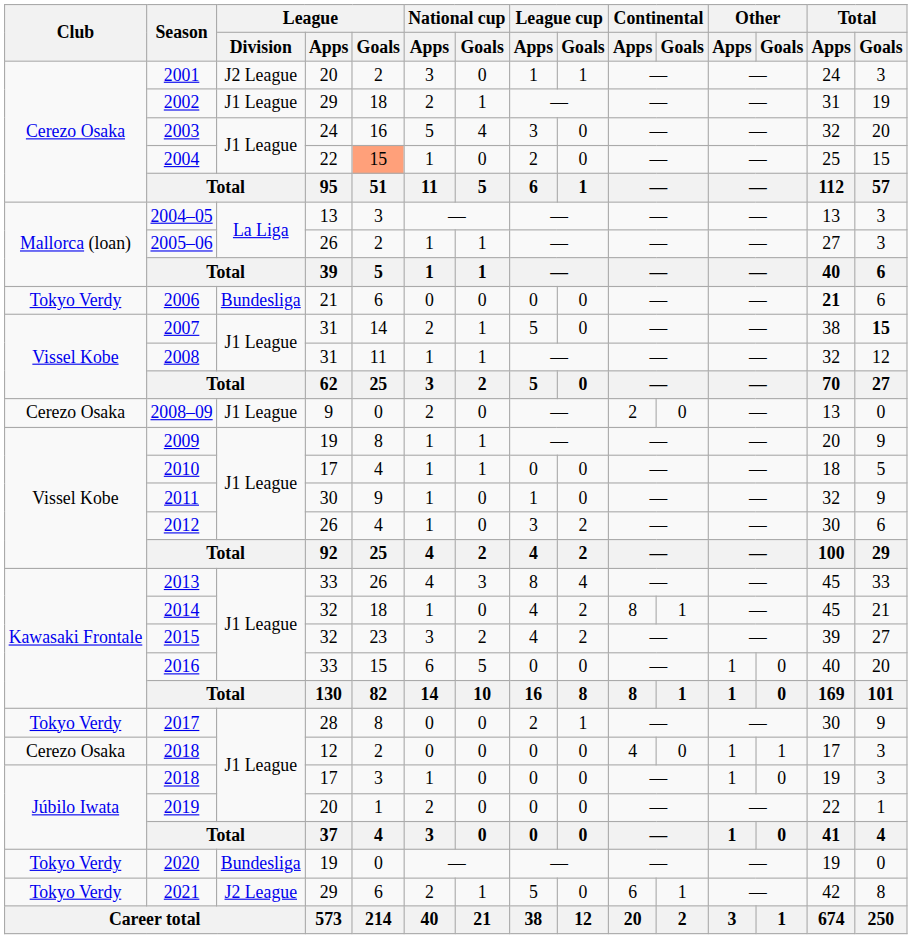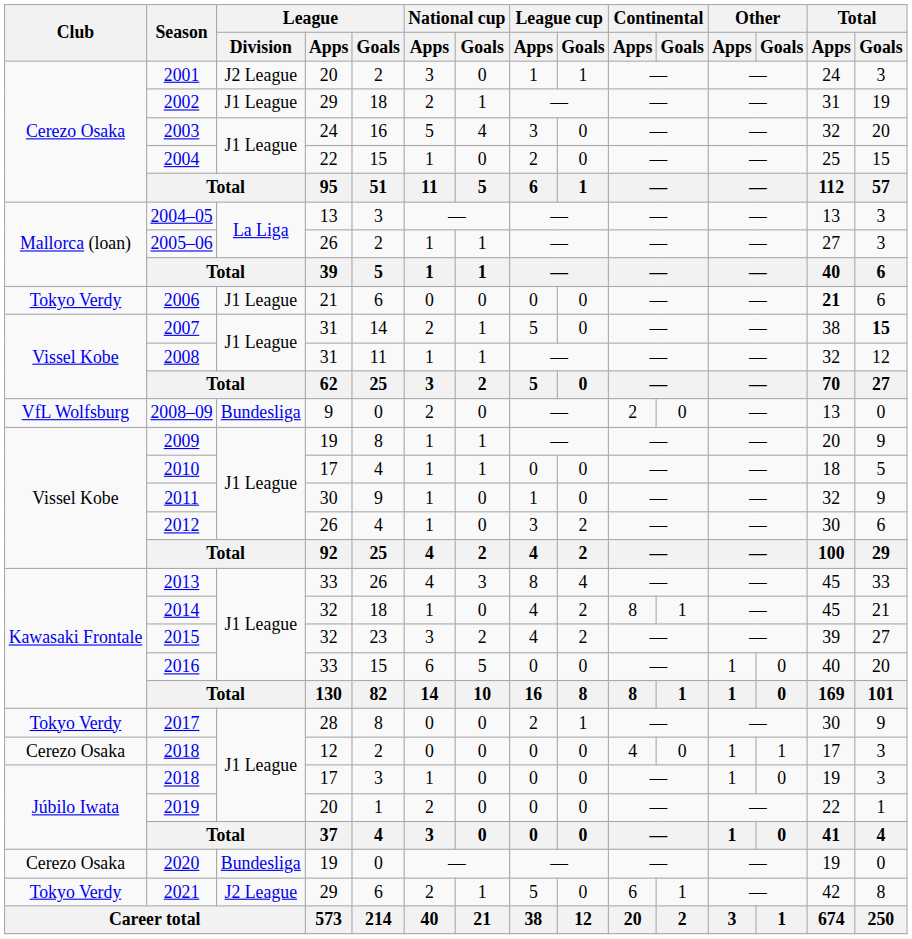(378, 159) lightsalmon background -> (378, 159) no background
(261, 300) Bundesliga -> (261, 300) J1 League
(75, 412) Cerezo Osaka -> (75, 412) VfL Wolfsburg
(261, 412) J1 League -> (261, 412) Bundesliga
(75, 863) Tokyo Verdy -> (75, 863) Cerezo Osaka
